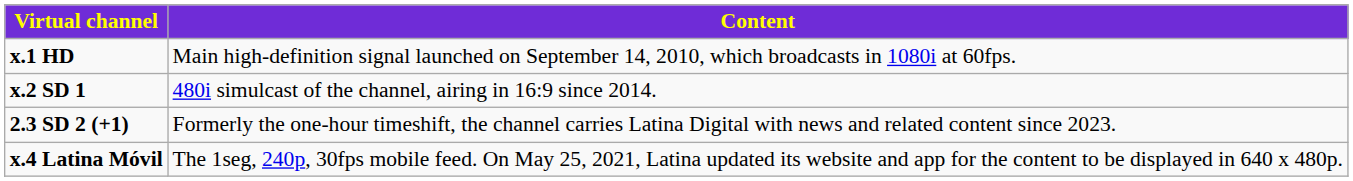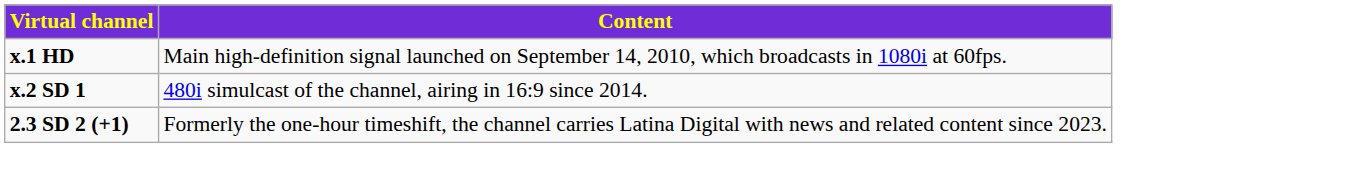- row: (86, 158)
